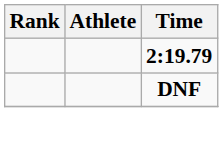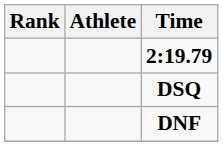+ row: (179, 89)
